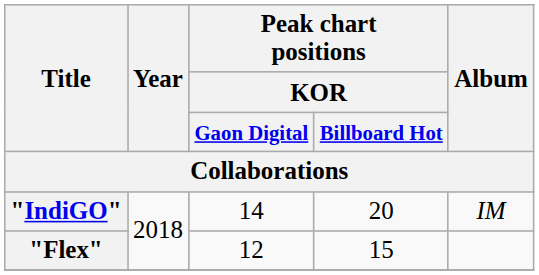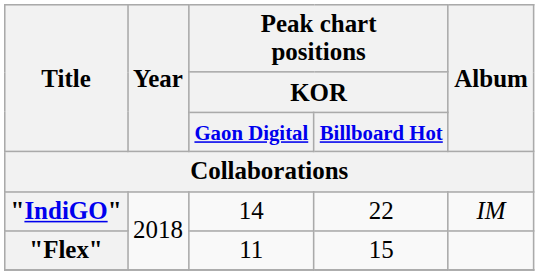(381, 210) 20 -> (381, 210) 22
(251, 250) 12 -> (251, 250) 11
